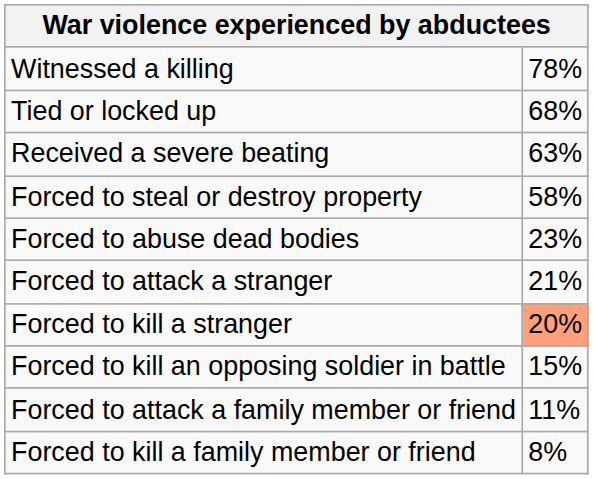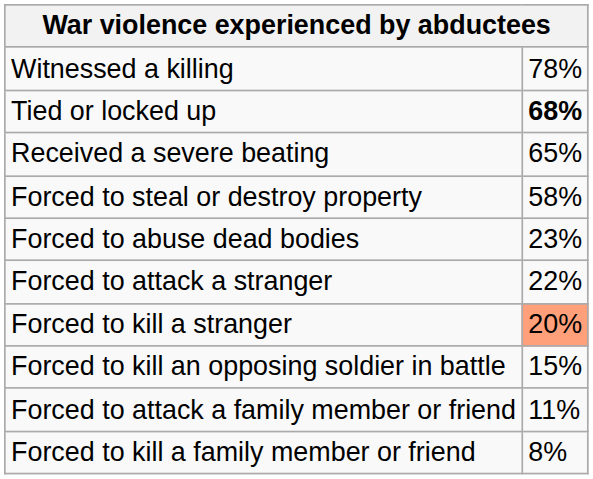(555, 111) normal -> (555, 111) bold
(555, 153) 63% -> (555, 153) 65%
(555, 281) 21% -> (555, 281) 22%
